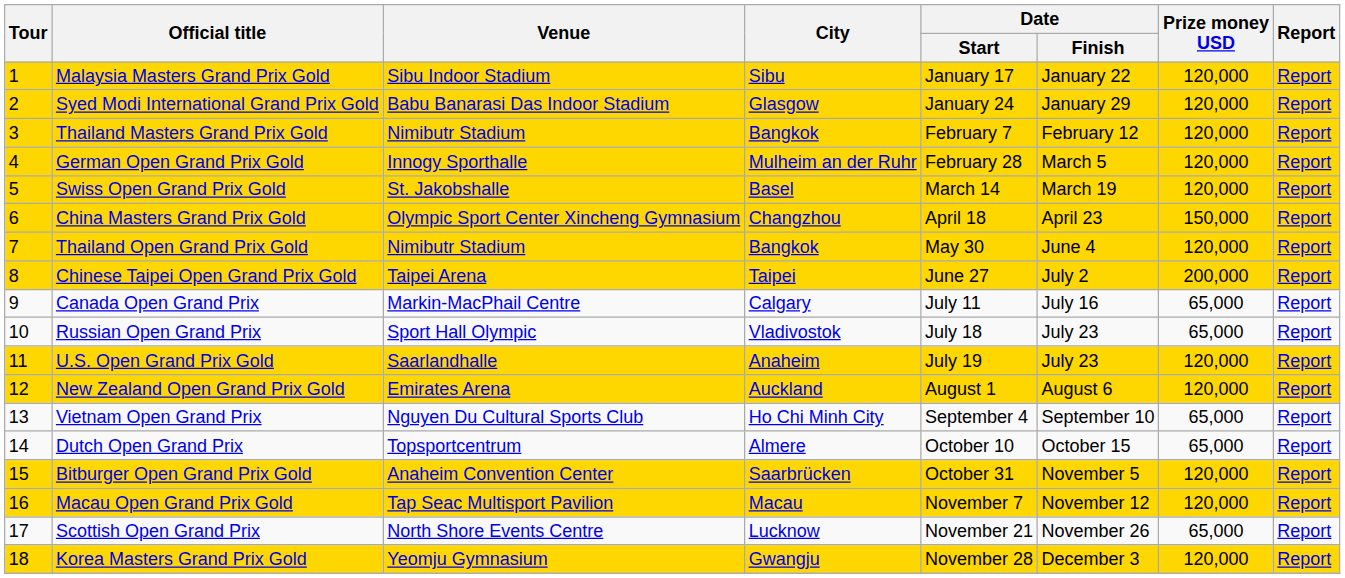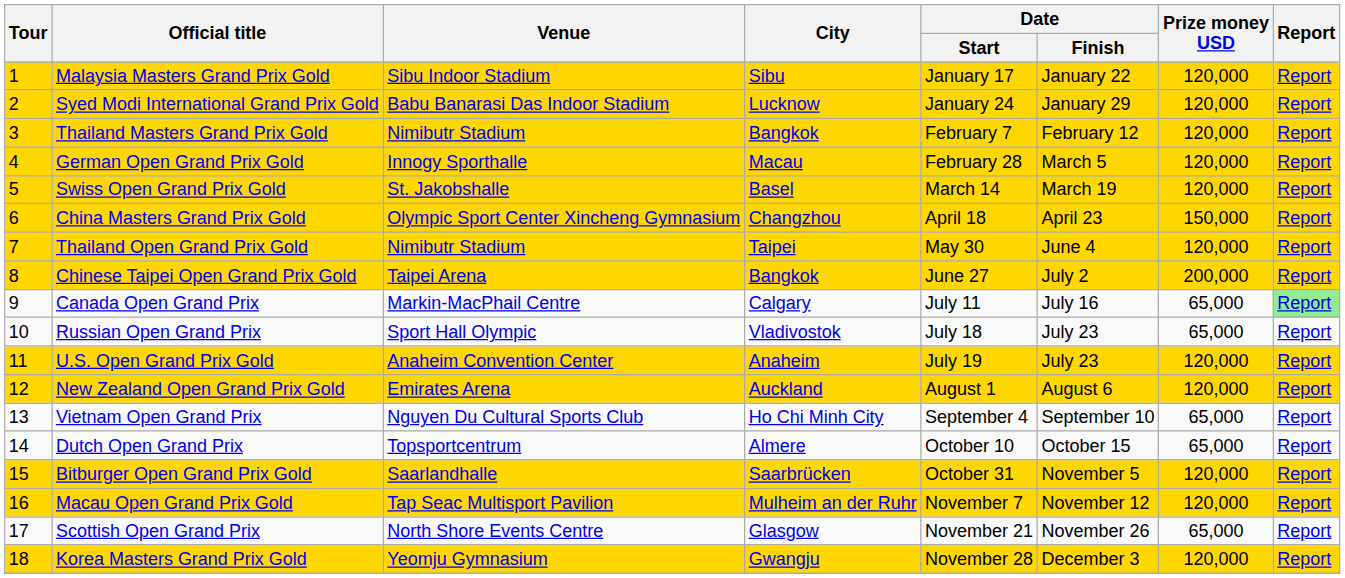(784, 105) Glasgow -> (784, 105) Lucknow
(833, 161) Mulheim an der Ruhr -> (776, 161) Macau
(784, 247) Bangkok -> (772, 247) Taipei
(772, 275) Taipei -> (784, 275) Bangkok
(1304, 304) no background -> (1304, 304) lightgreen background
(442, 360) Saarlandhalle -> (500, 360) Anaheim Convention Center
(500, 474) Anaheim Convention Center -> (442, 474) Saarlandhalle
(776, 503) Macau -> (833, 503) Mulheim an der Ruhr
(784, 531) Lucknow -> (784, 531) Glasgow
